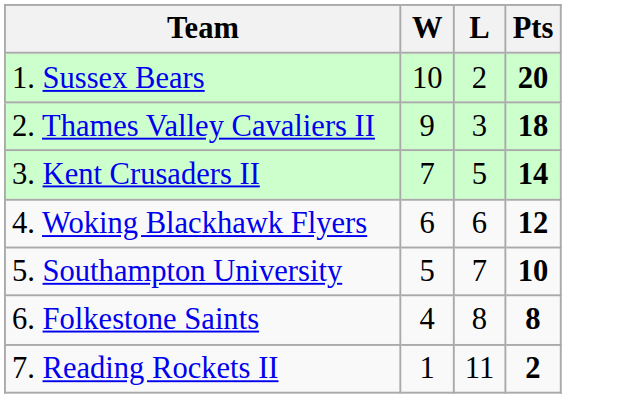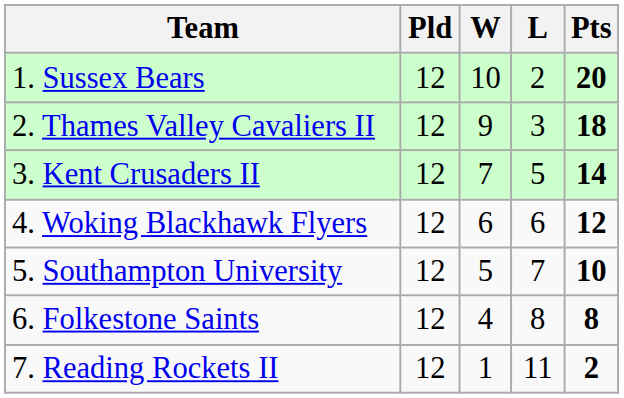+ column: (430, 28)
